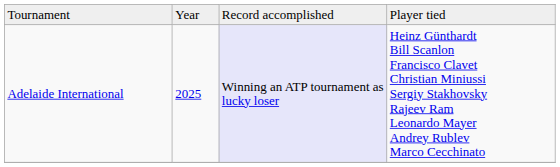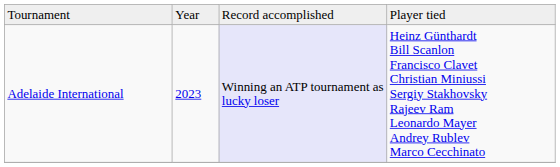(188, 93) 2025 -> (188, 93) 2023
